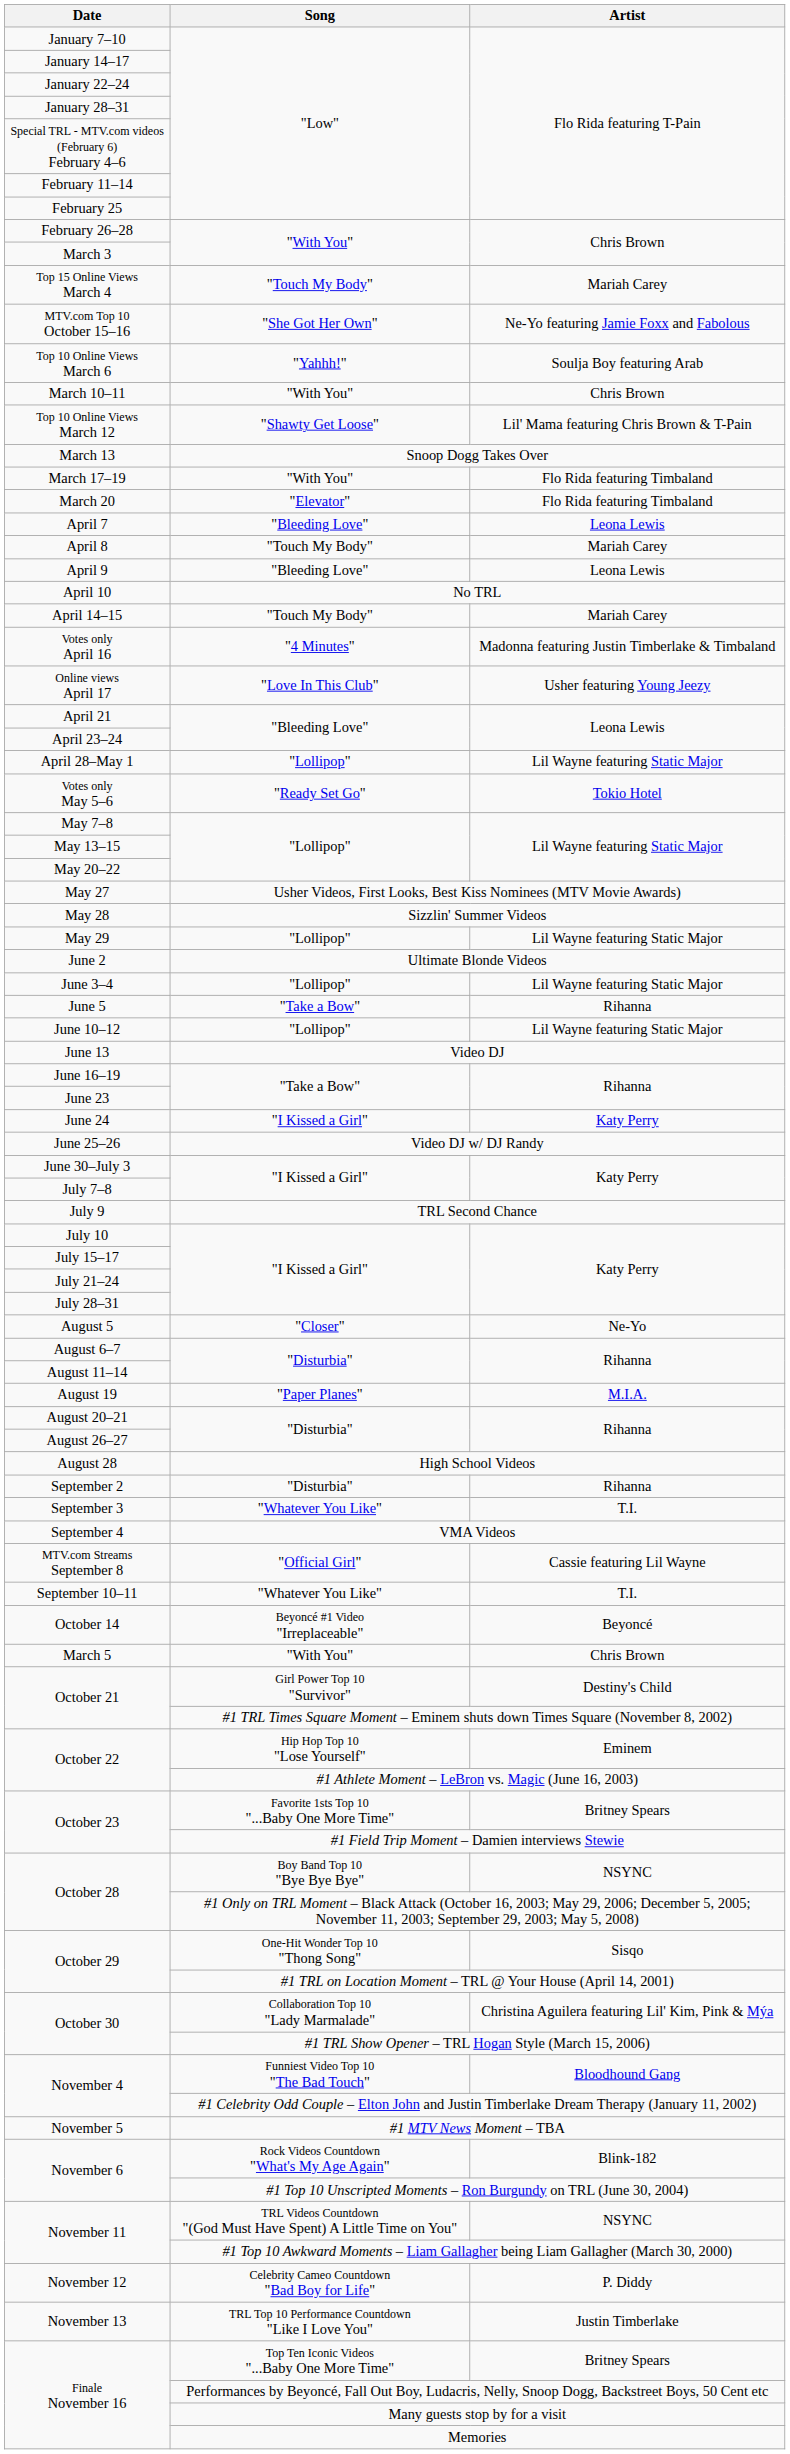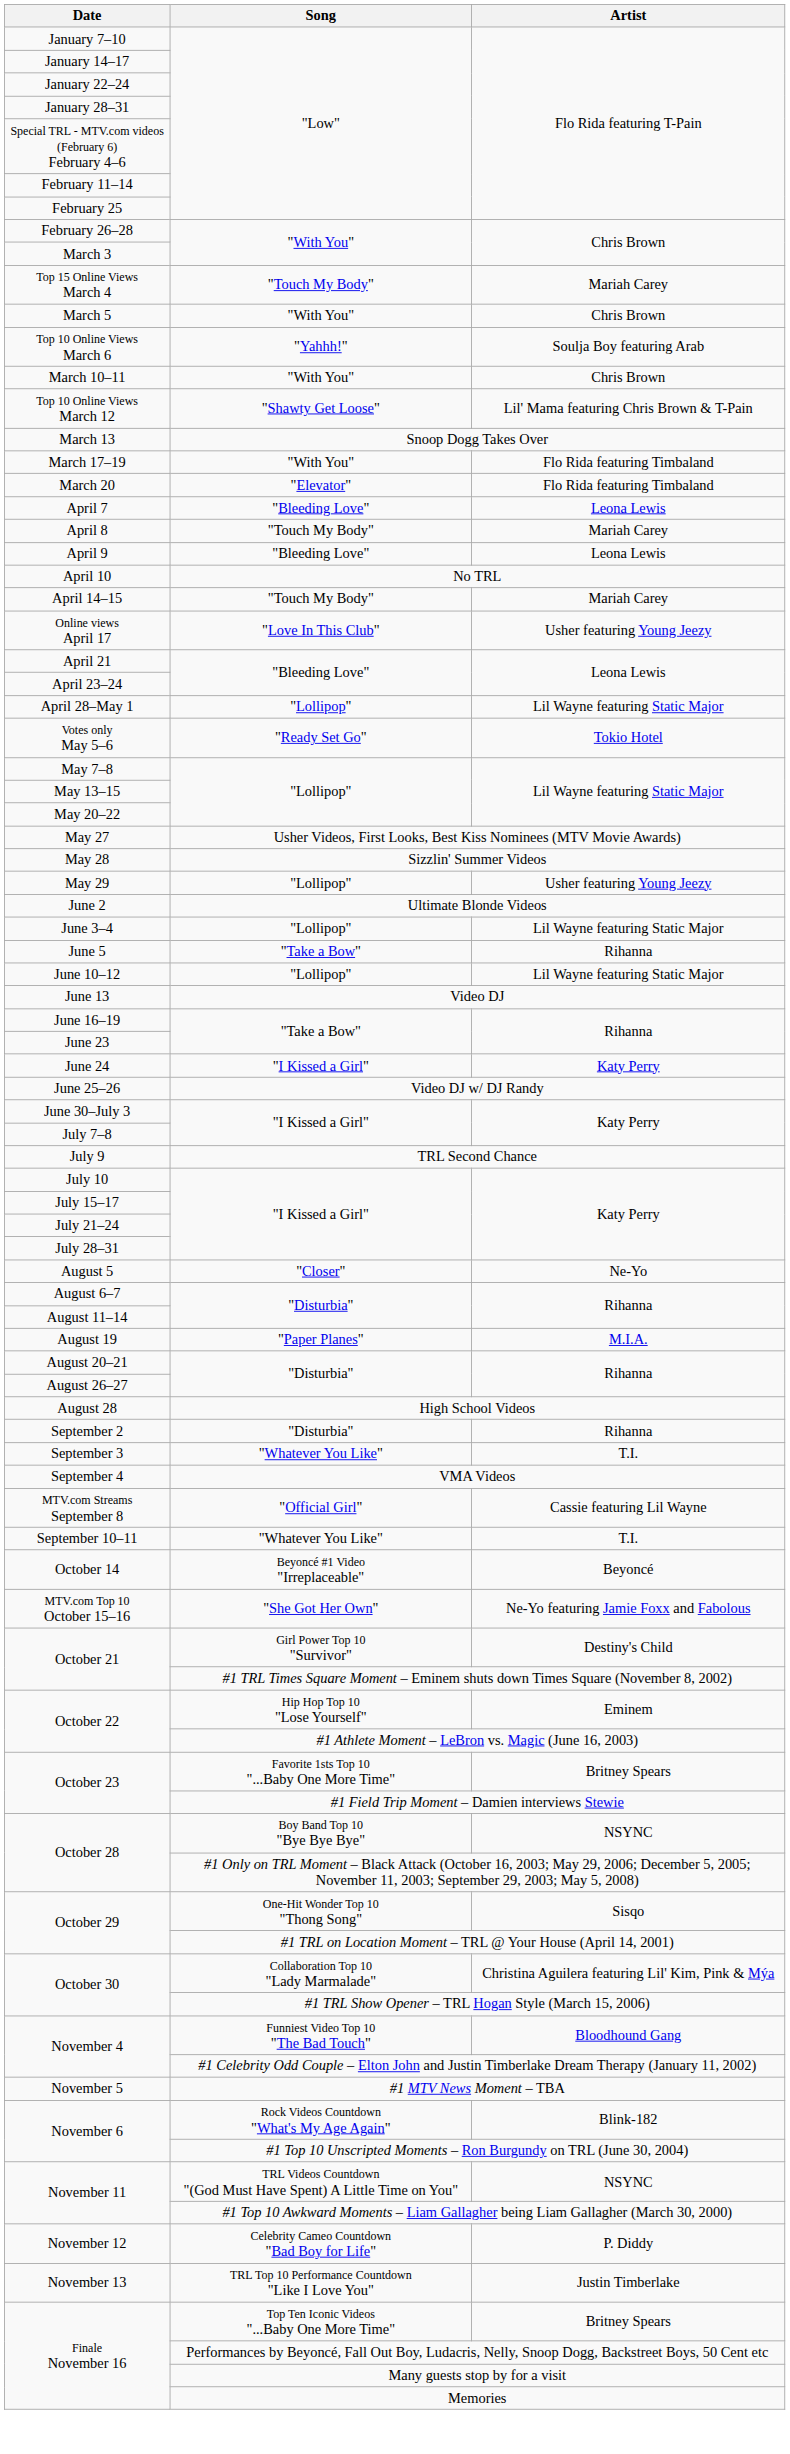rows swapped: (87, 1655) <-> (87, 324)
- row: (87, 647)
(627, 938) Lil Wayne featuring Static Major -> (628, 882) Usher featuring Young Jeezy
